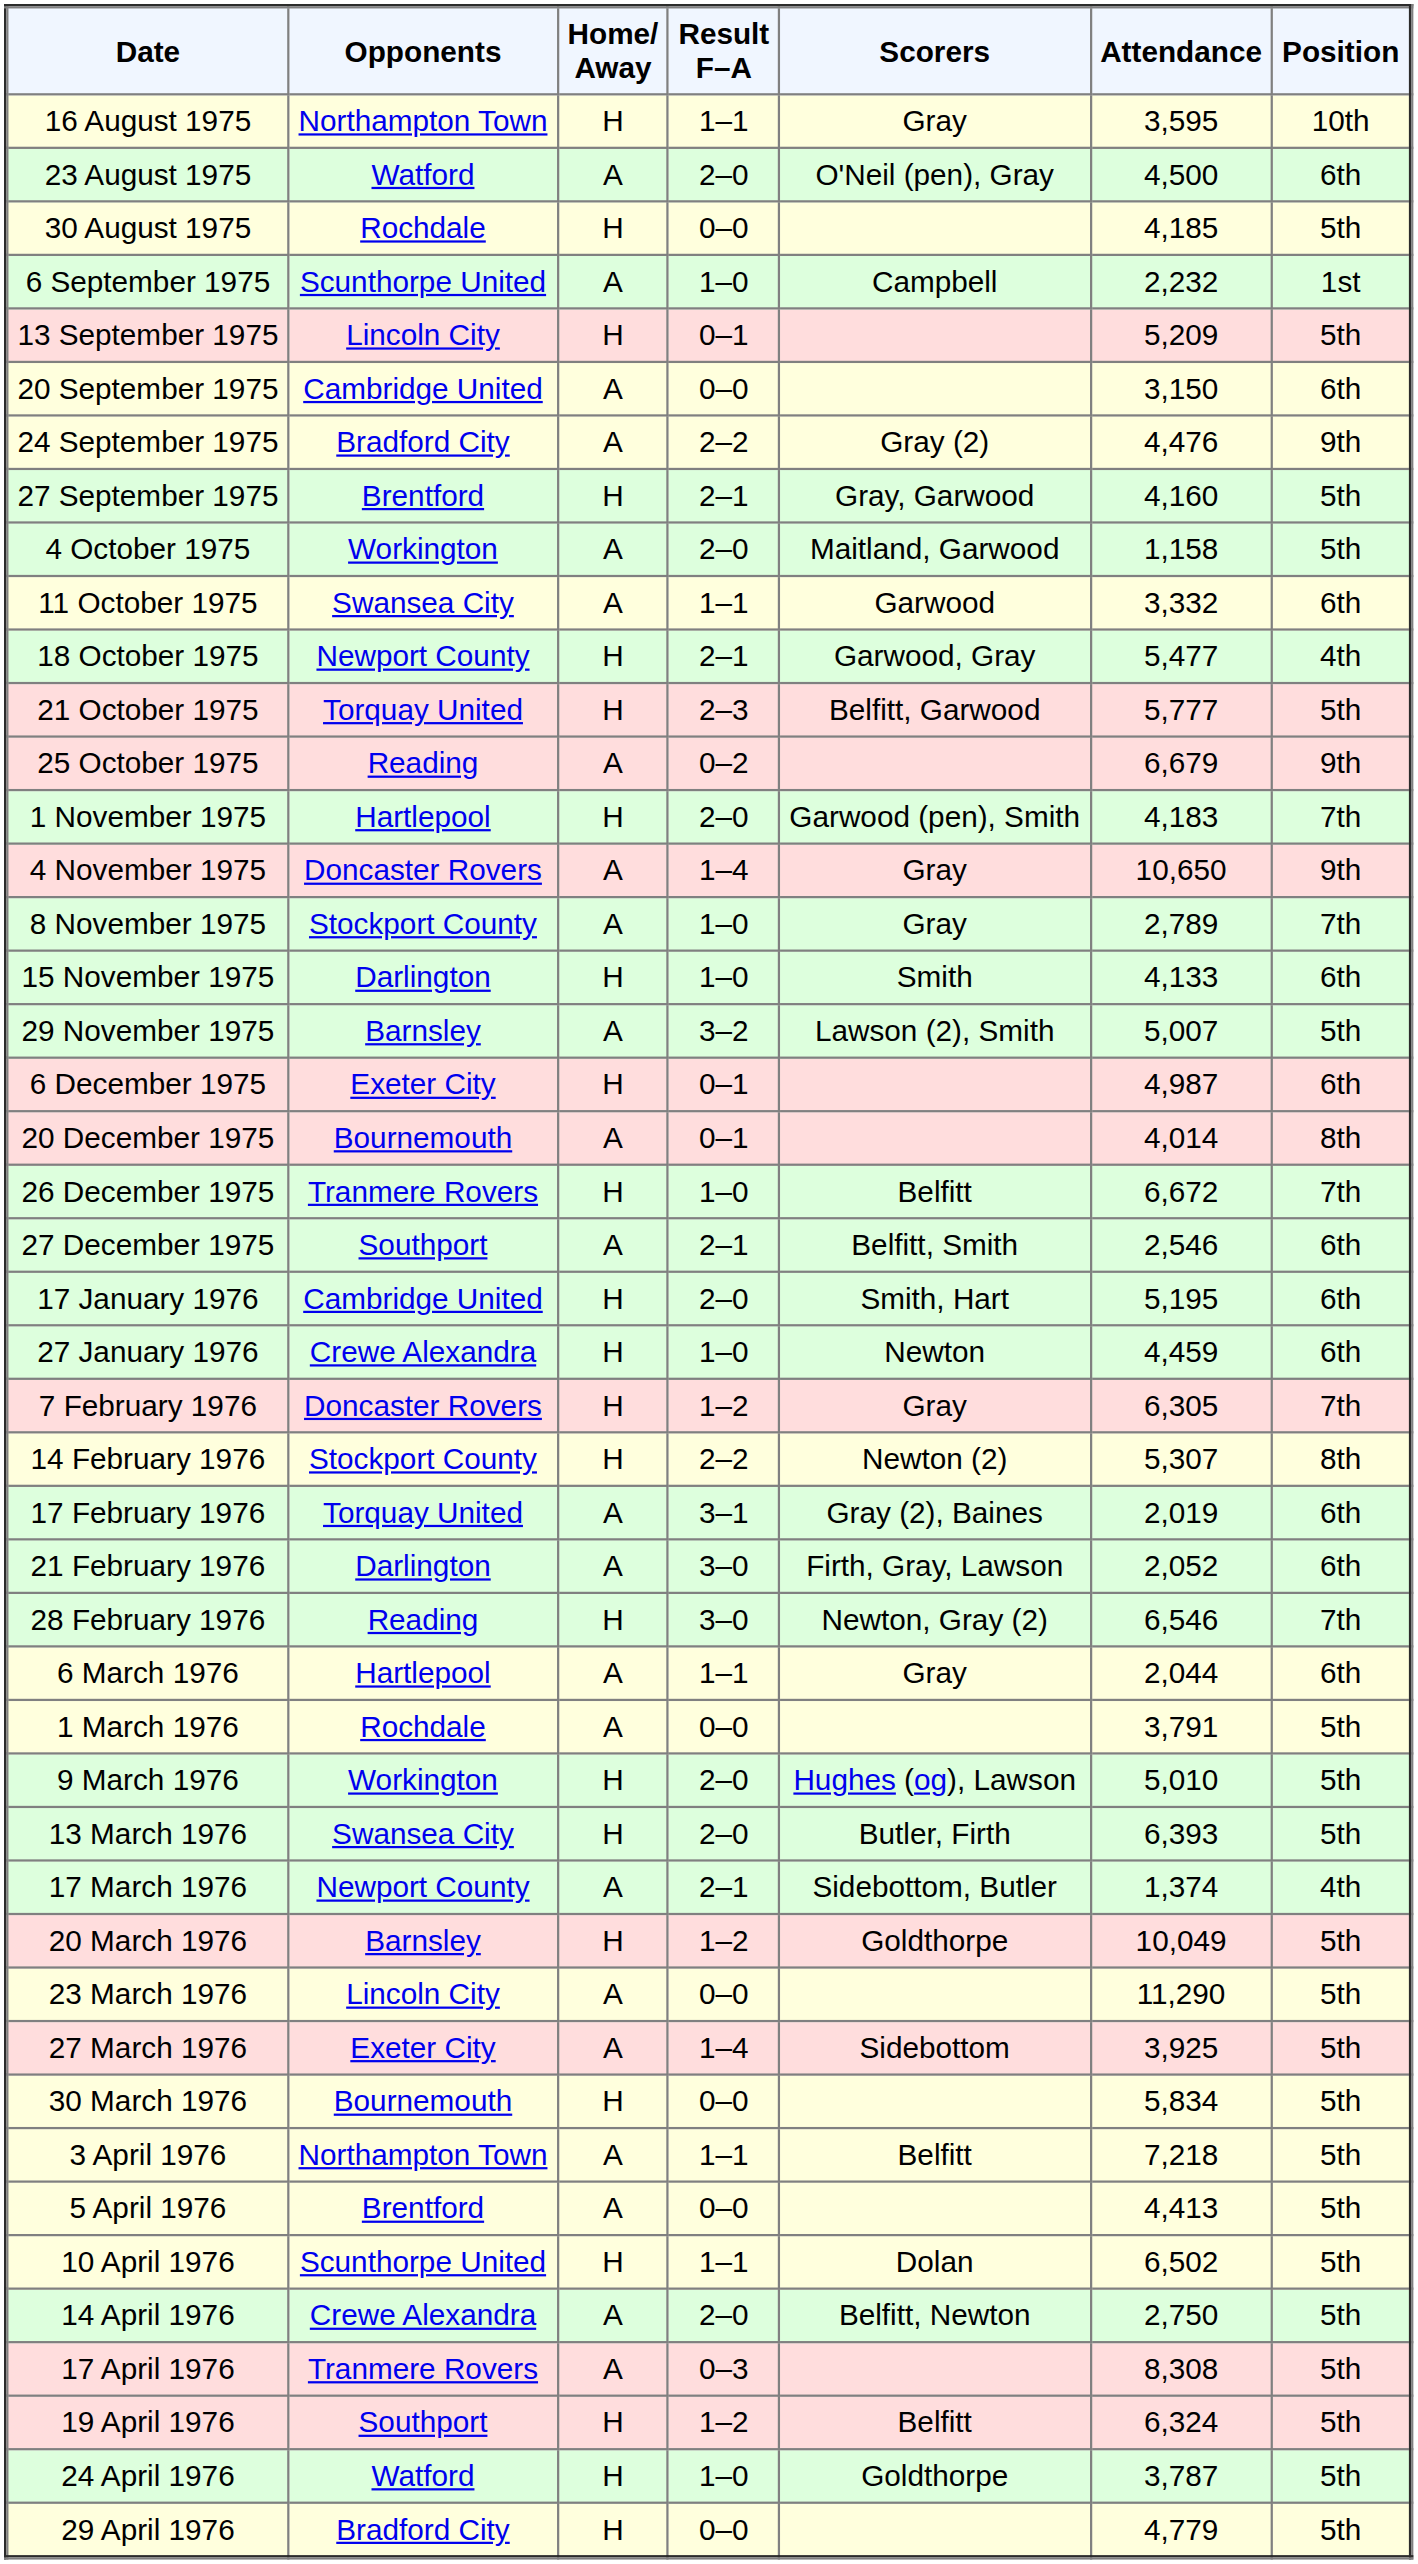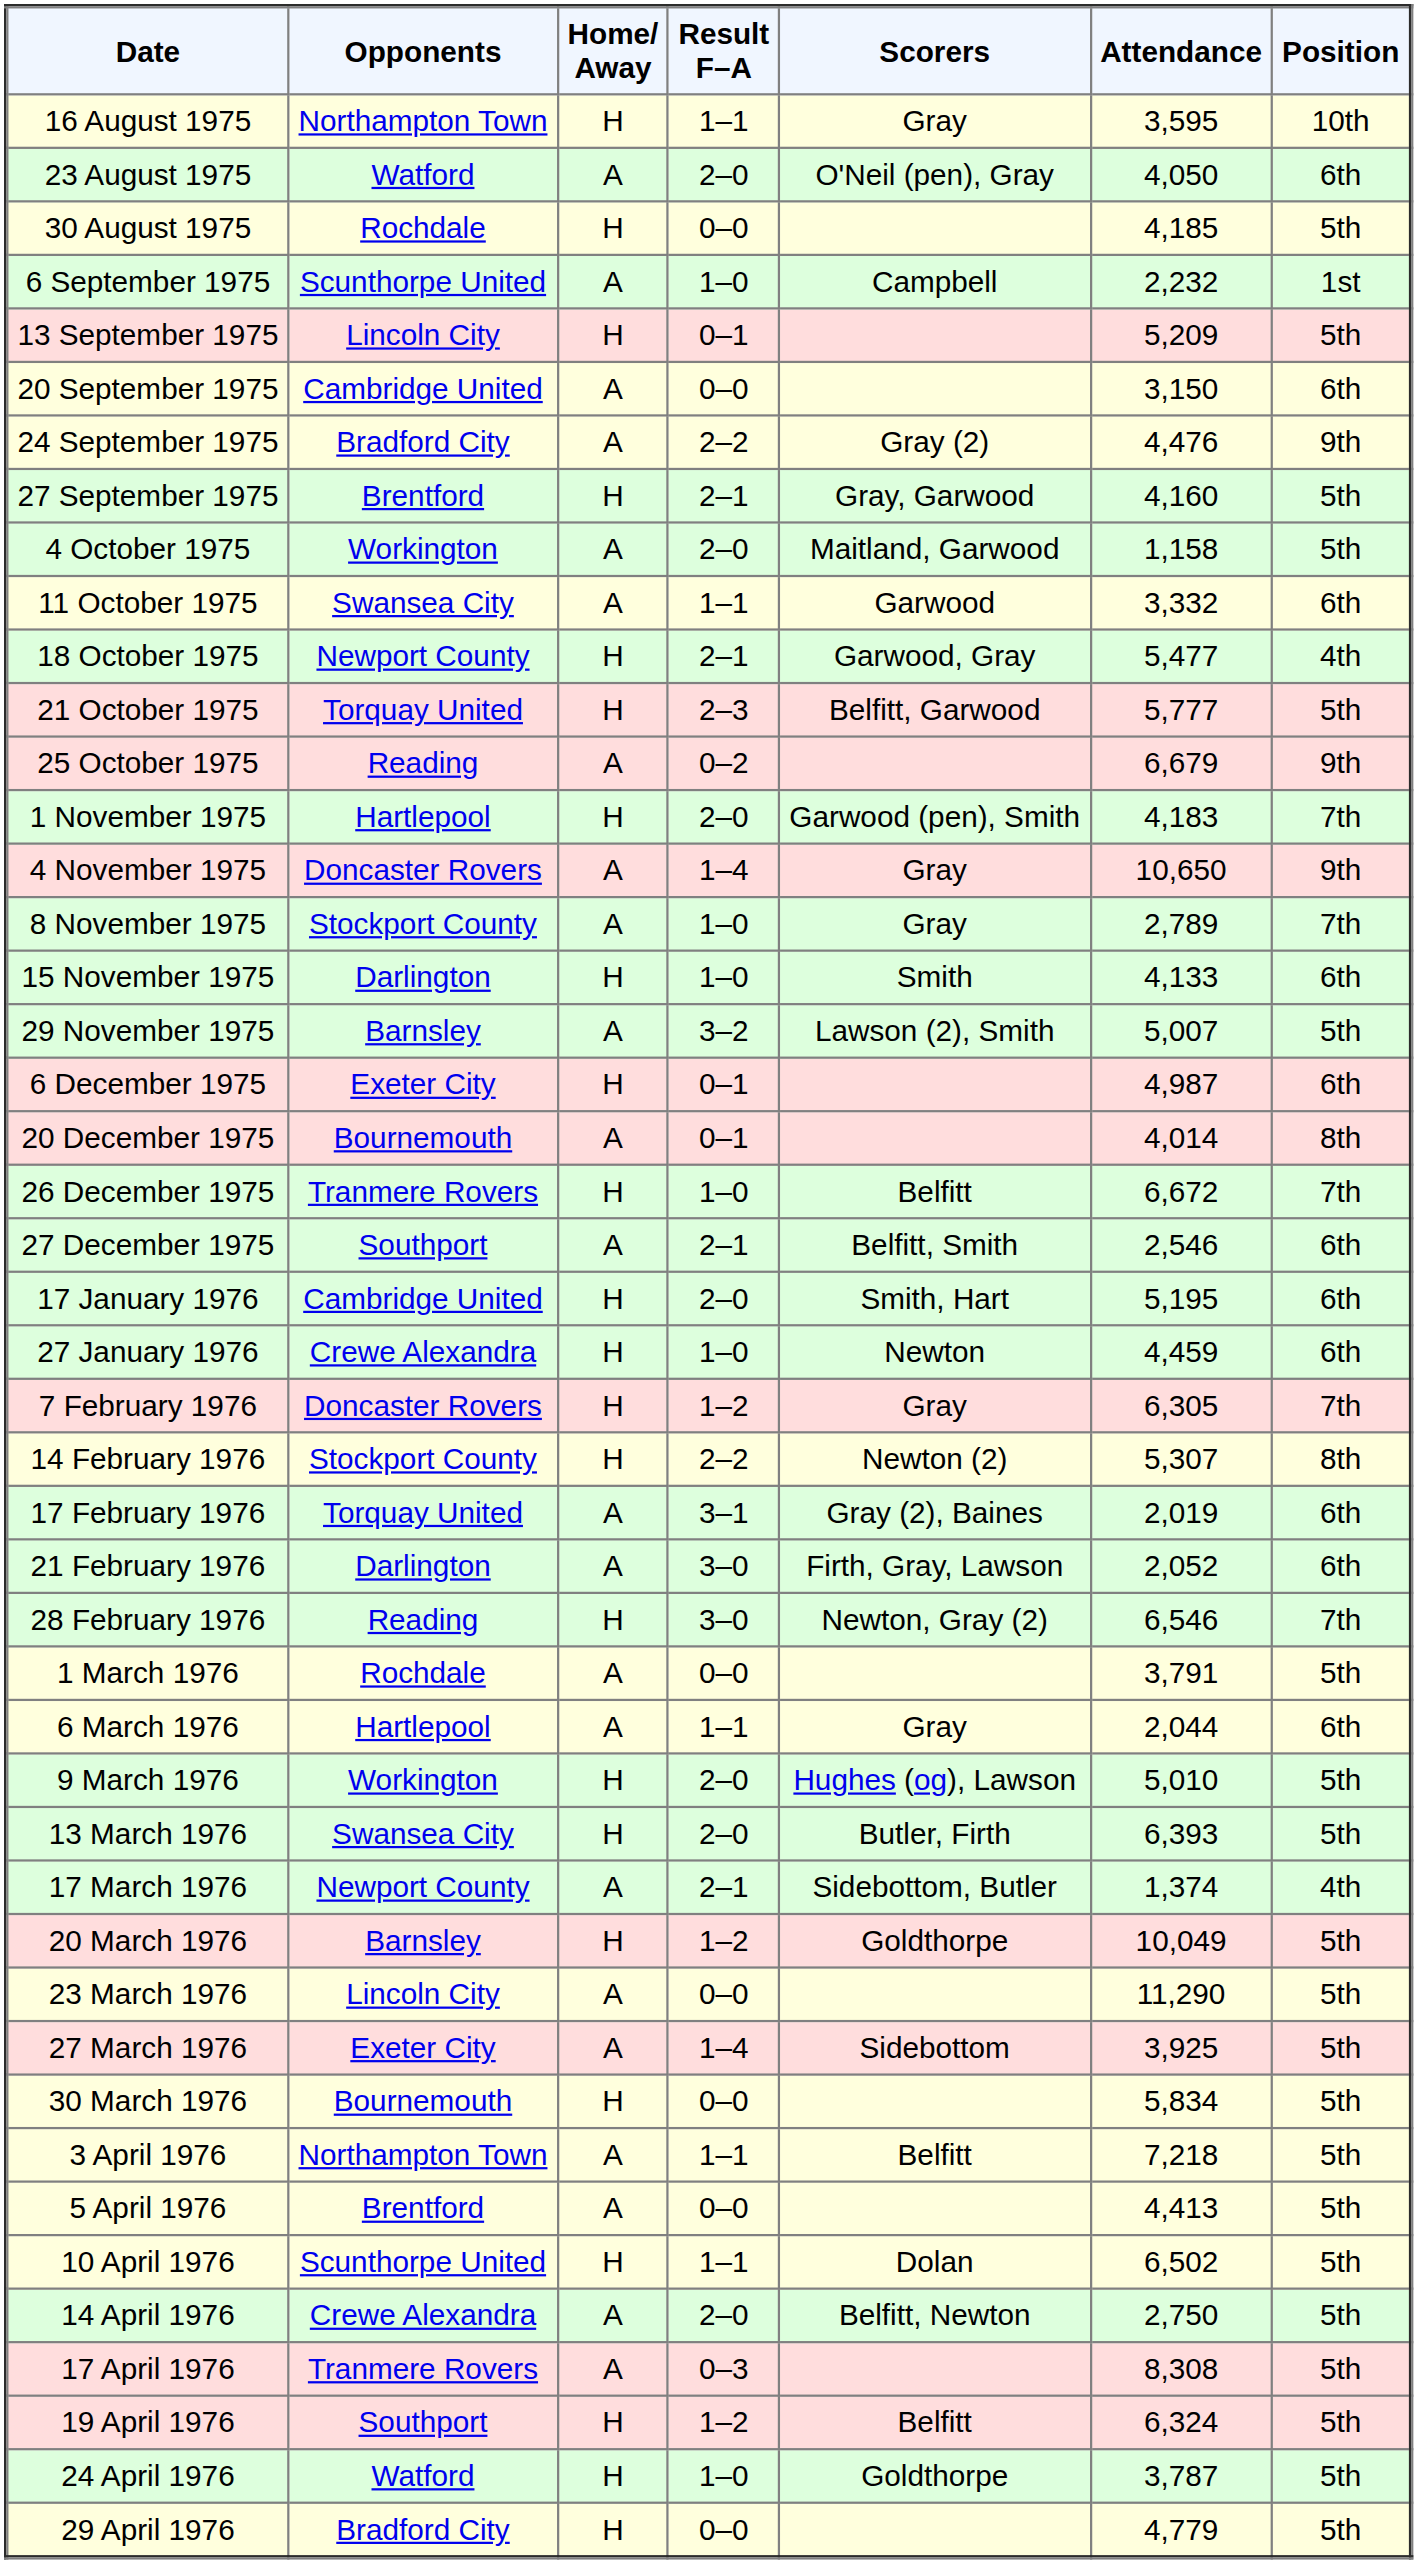(1181, 175) 4,500 -> (1181, 175) 4,050
rows swapped: (148, 1727) <-> (148, 1673)
